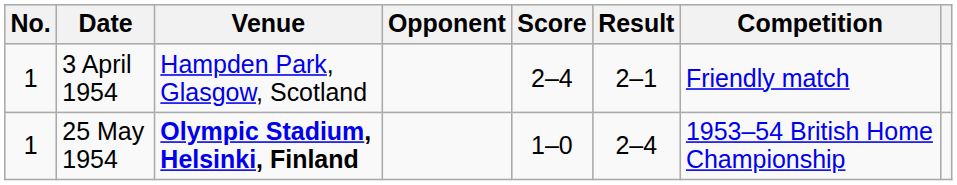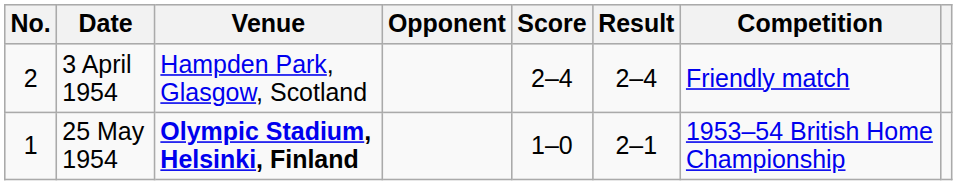(31, 77) 1 -> (31, 77) 2
(636, 77) 2–1 -> (636, 77) 2–4
(636, 145) 2–4 -> (636, 145) 2–1
